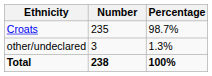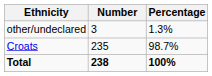rows swapped: (22, 29) <-> (46, 46)
